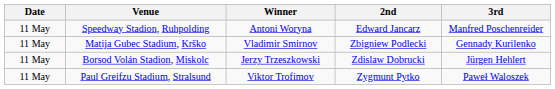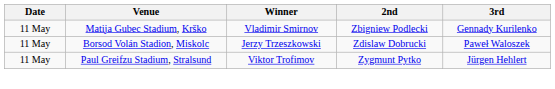- row: (146, 28)
(496, 60) Jürgen Hehlert -> (497, 44) Paweł Waloszek
(496, 76) Paweł Waloszek -> (497, 60) Jürgen Hehlert
